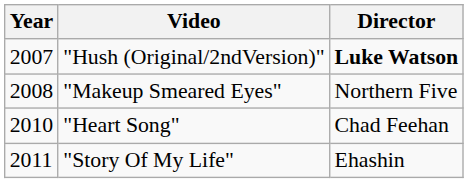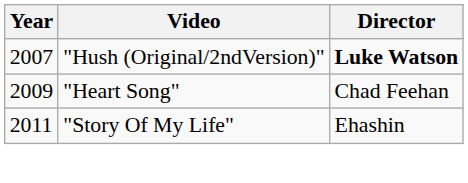- row: (172, 90)
(31, 125) 2010 -> (31, 90) 2009
